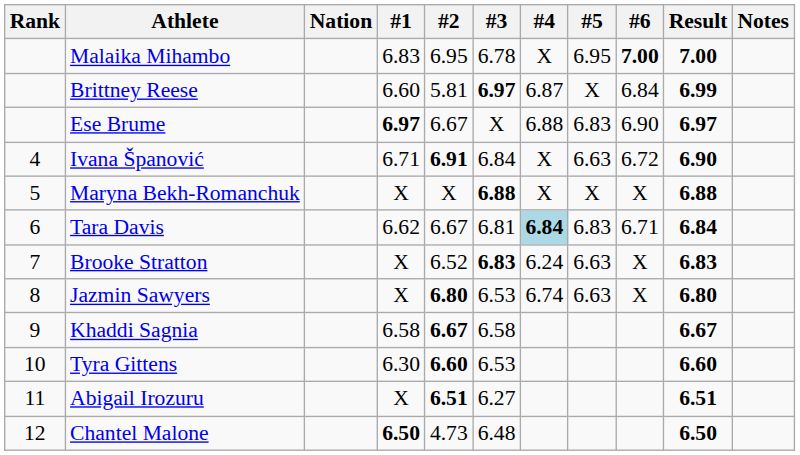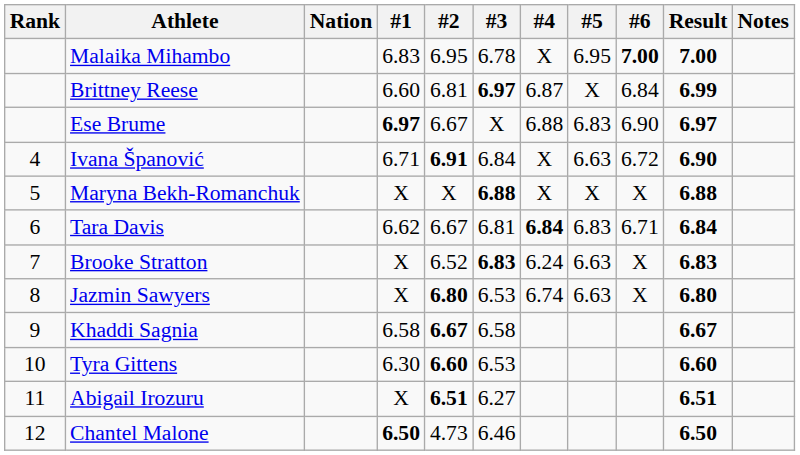(449, 90) 5.81 -> (449, 90) 6.81
(544, 227) lightblue background -> (544, 227) no background
(497, 432) 6.48 -> (497, 432) 6.46
